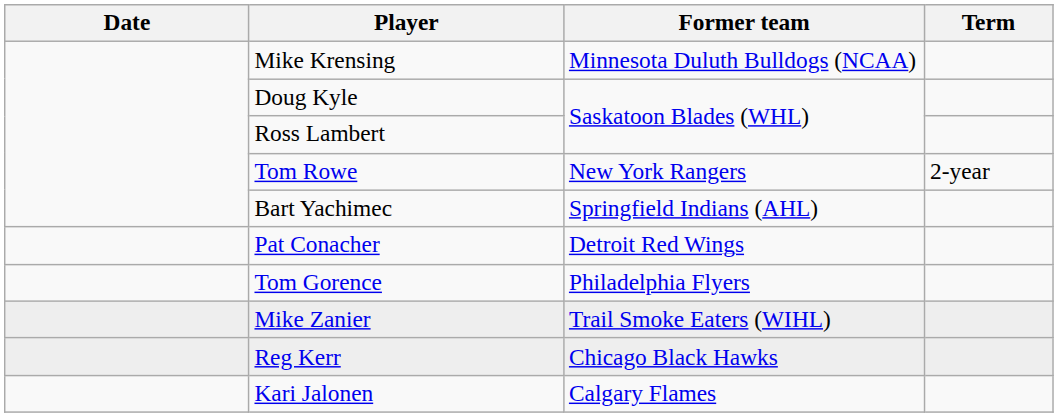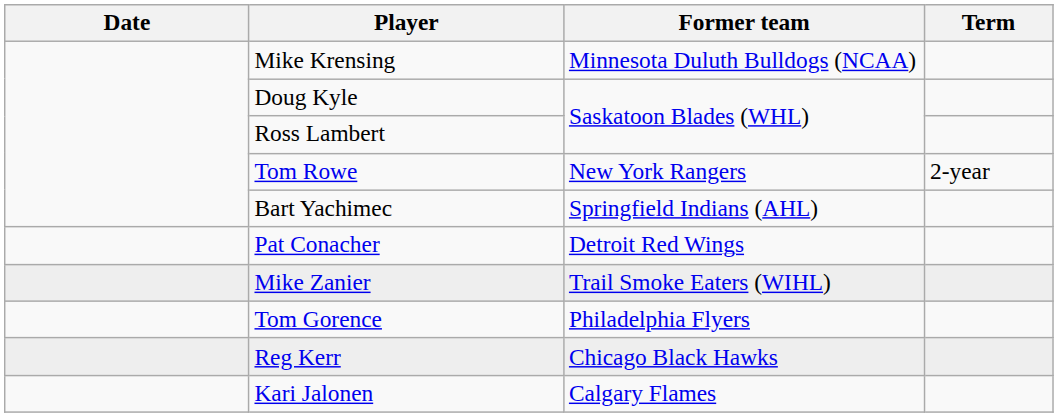rows swapped: (313, 319) <-> (318, 282)
